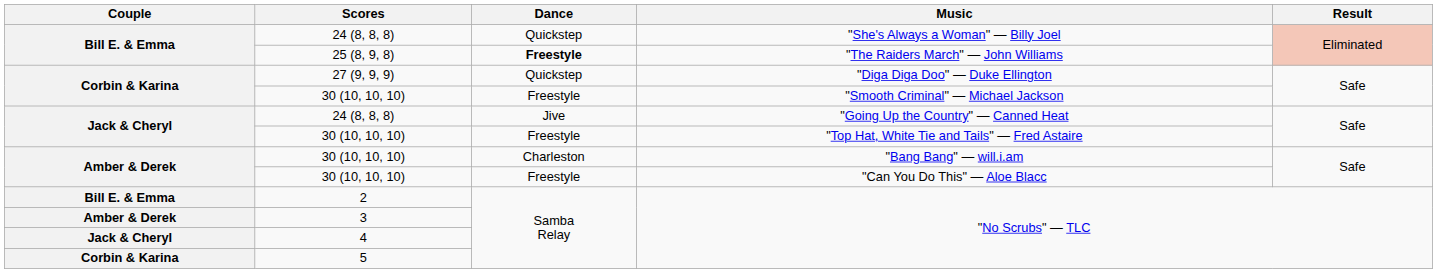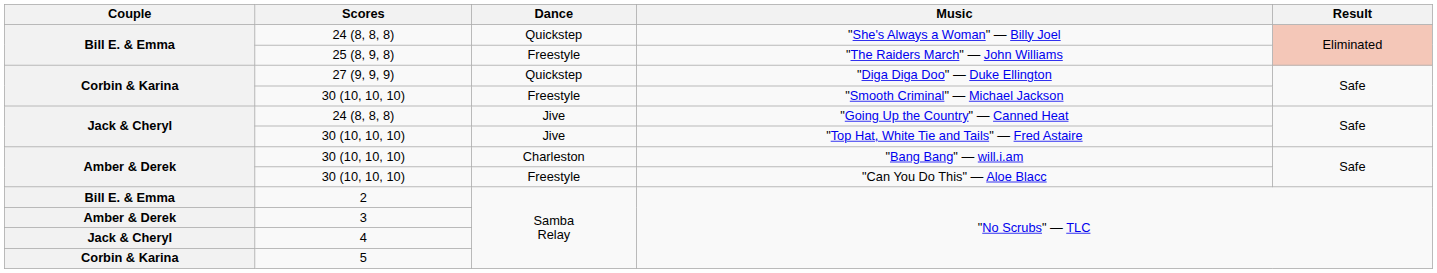(554, 55) bold -> (554, 55) normal
(554, 136) Freestyle -> (554, 136) Jive
